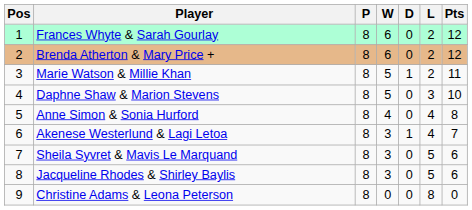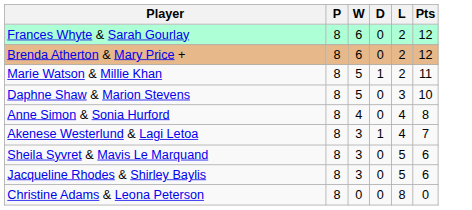- column: (19, 14)
